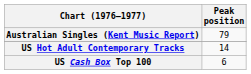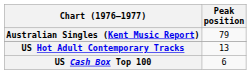(224, 49) 14 -> (224, 49) 13
